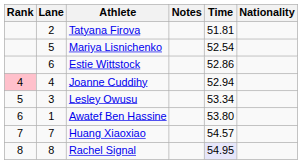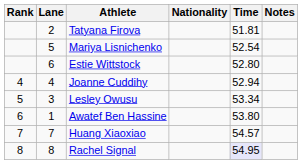columns swapped: (267, 13) <-> (187, 13)
(221, 64) 52.86 -> (246, 64) 52.80
(20, 82) pink background -> (20, 82) no background
